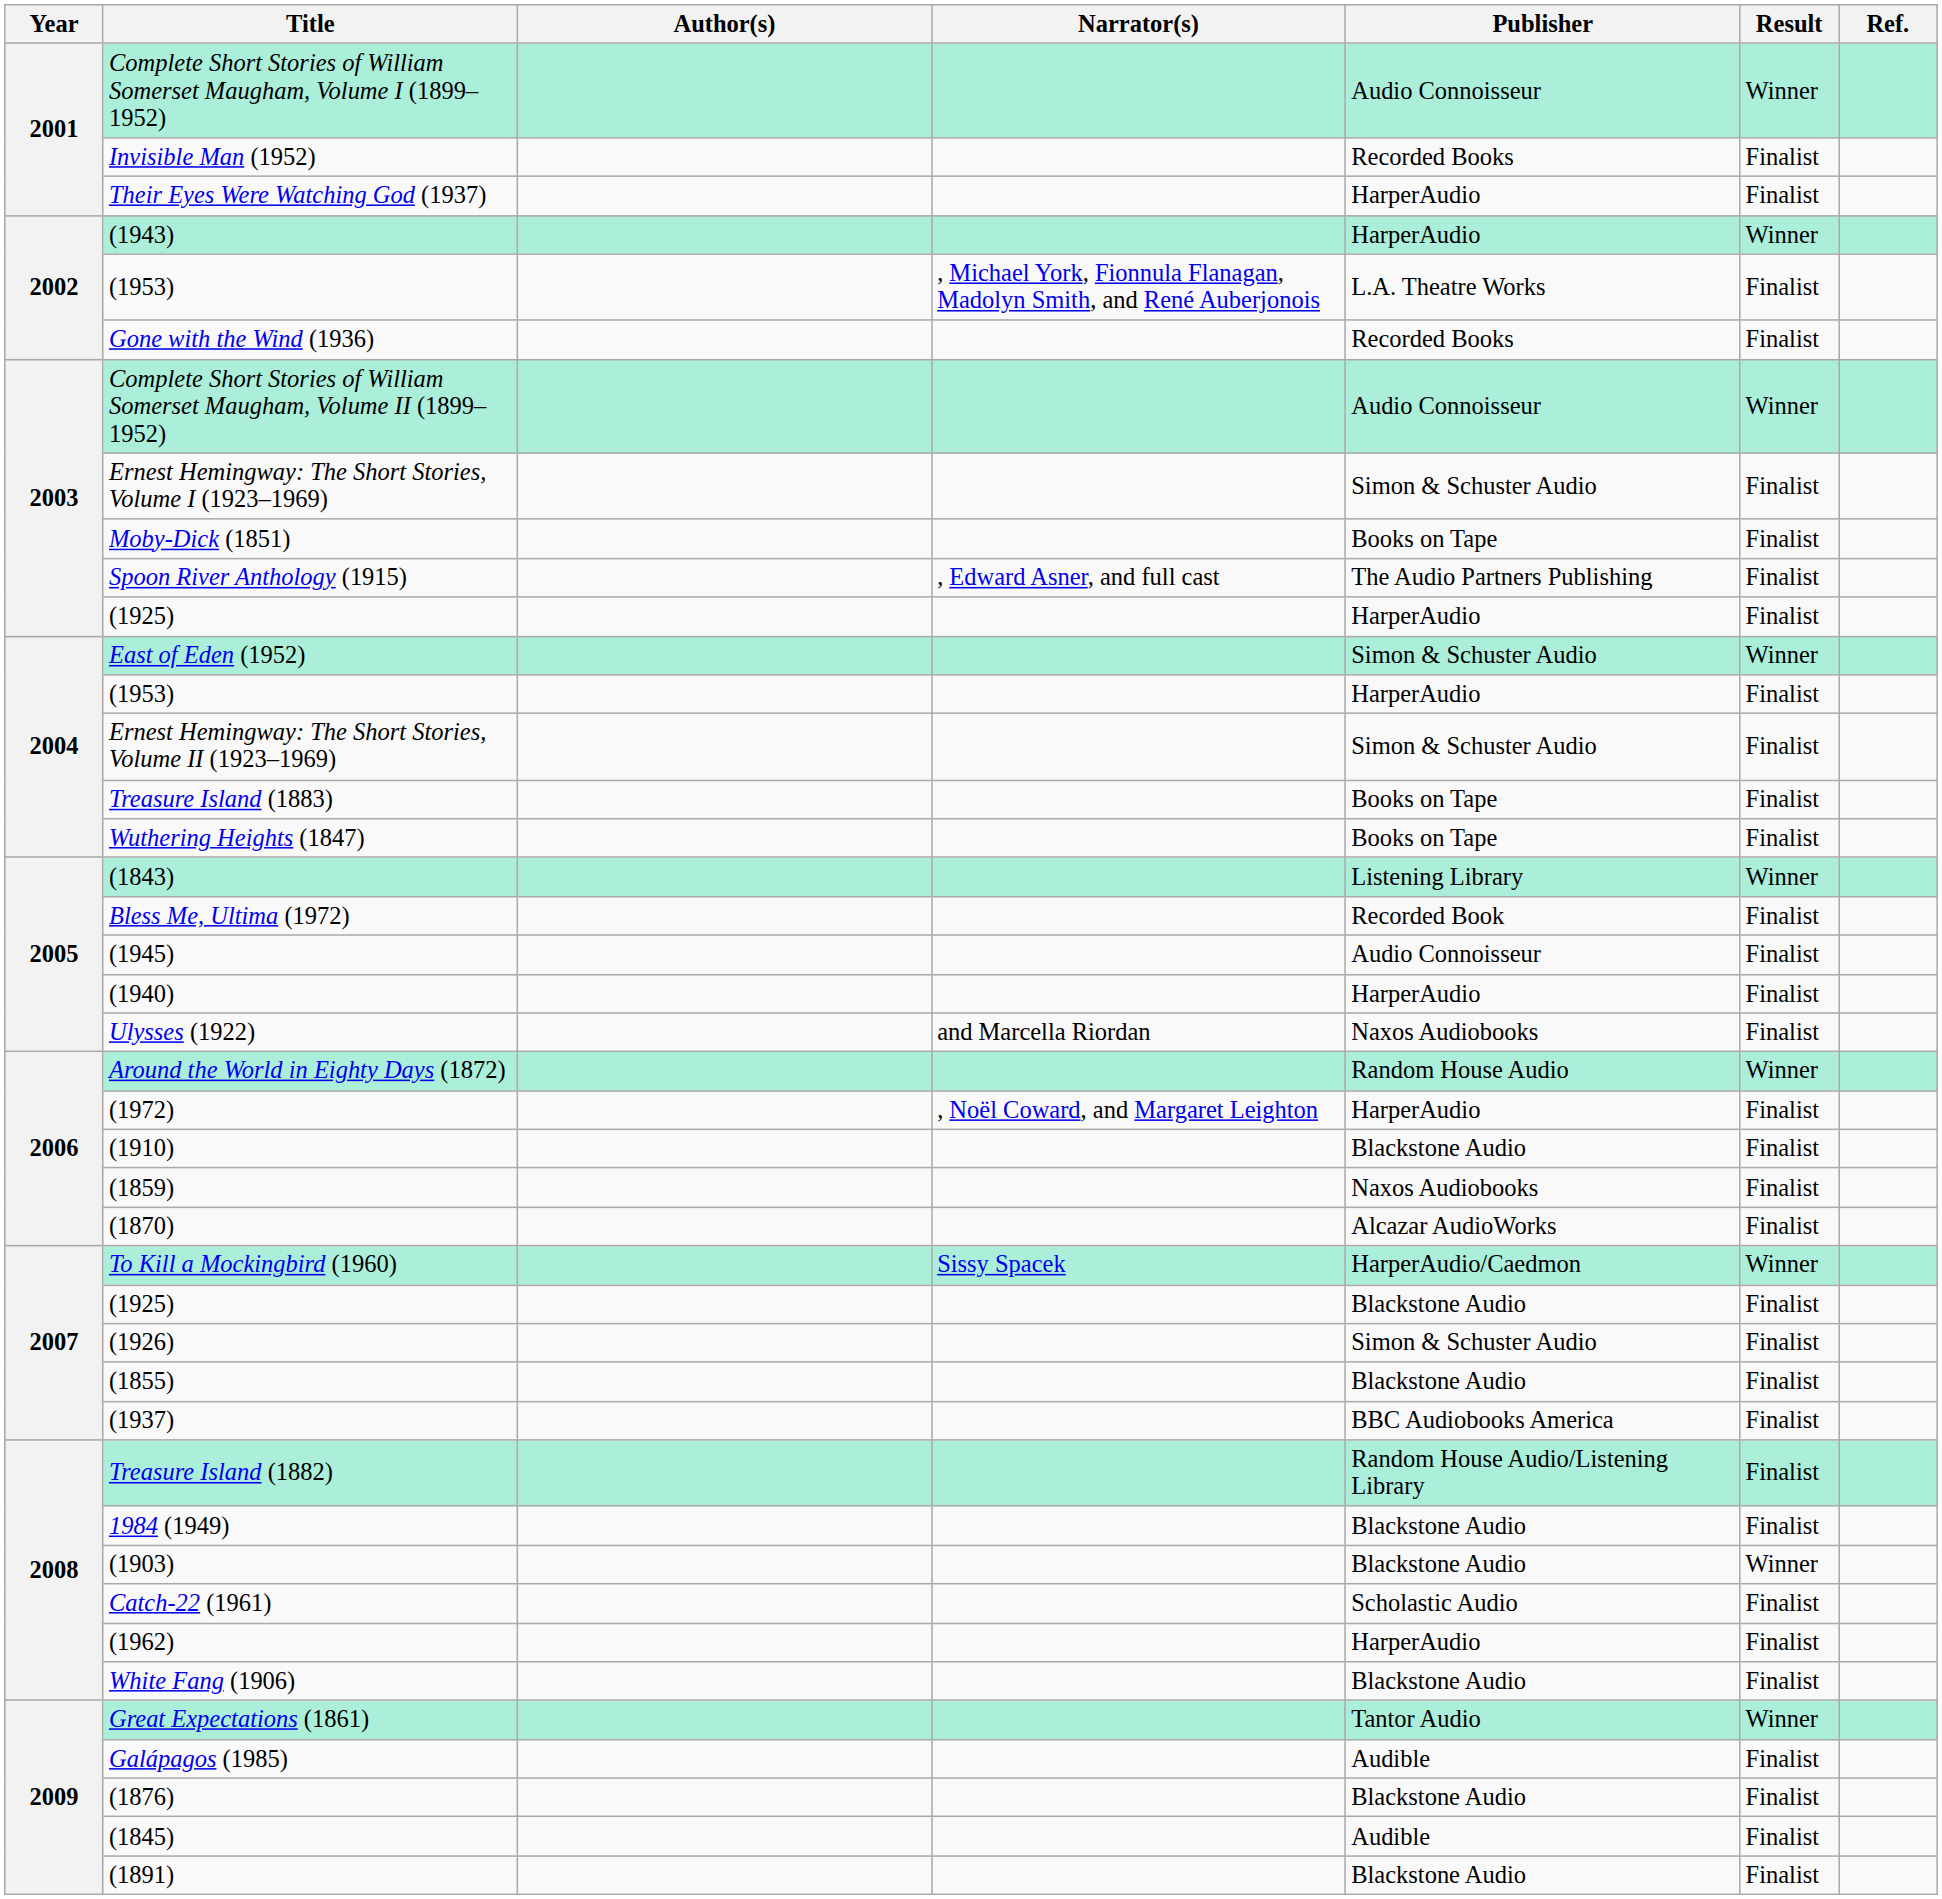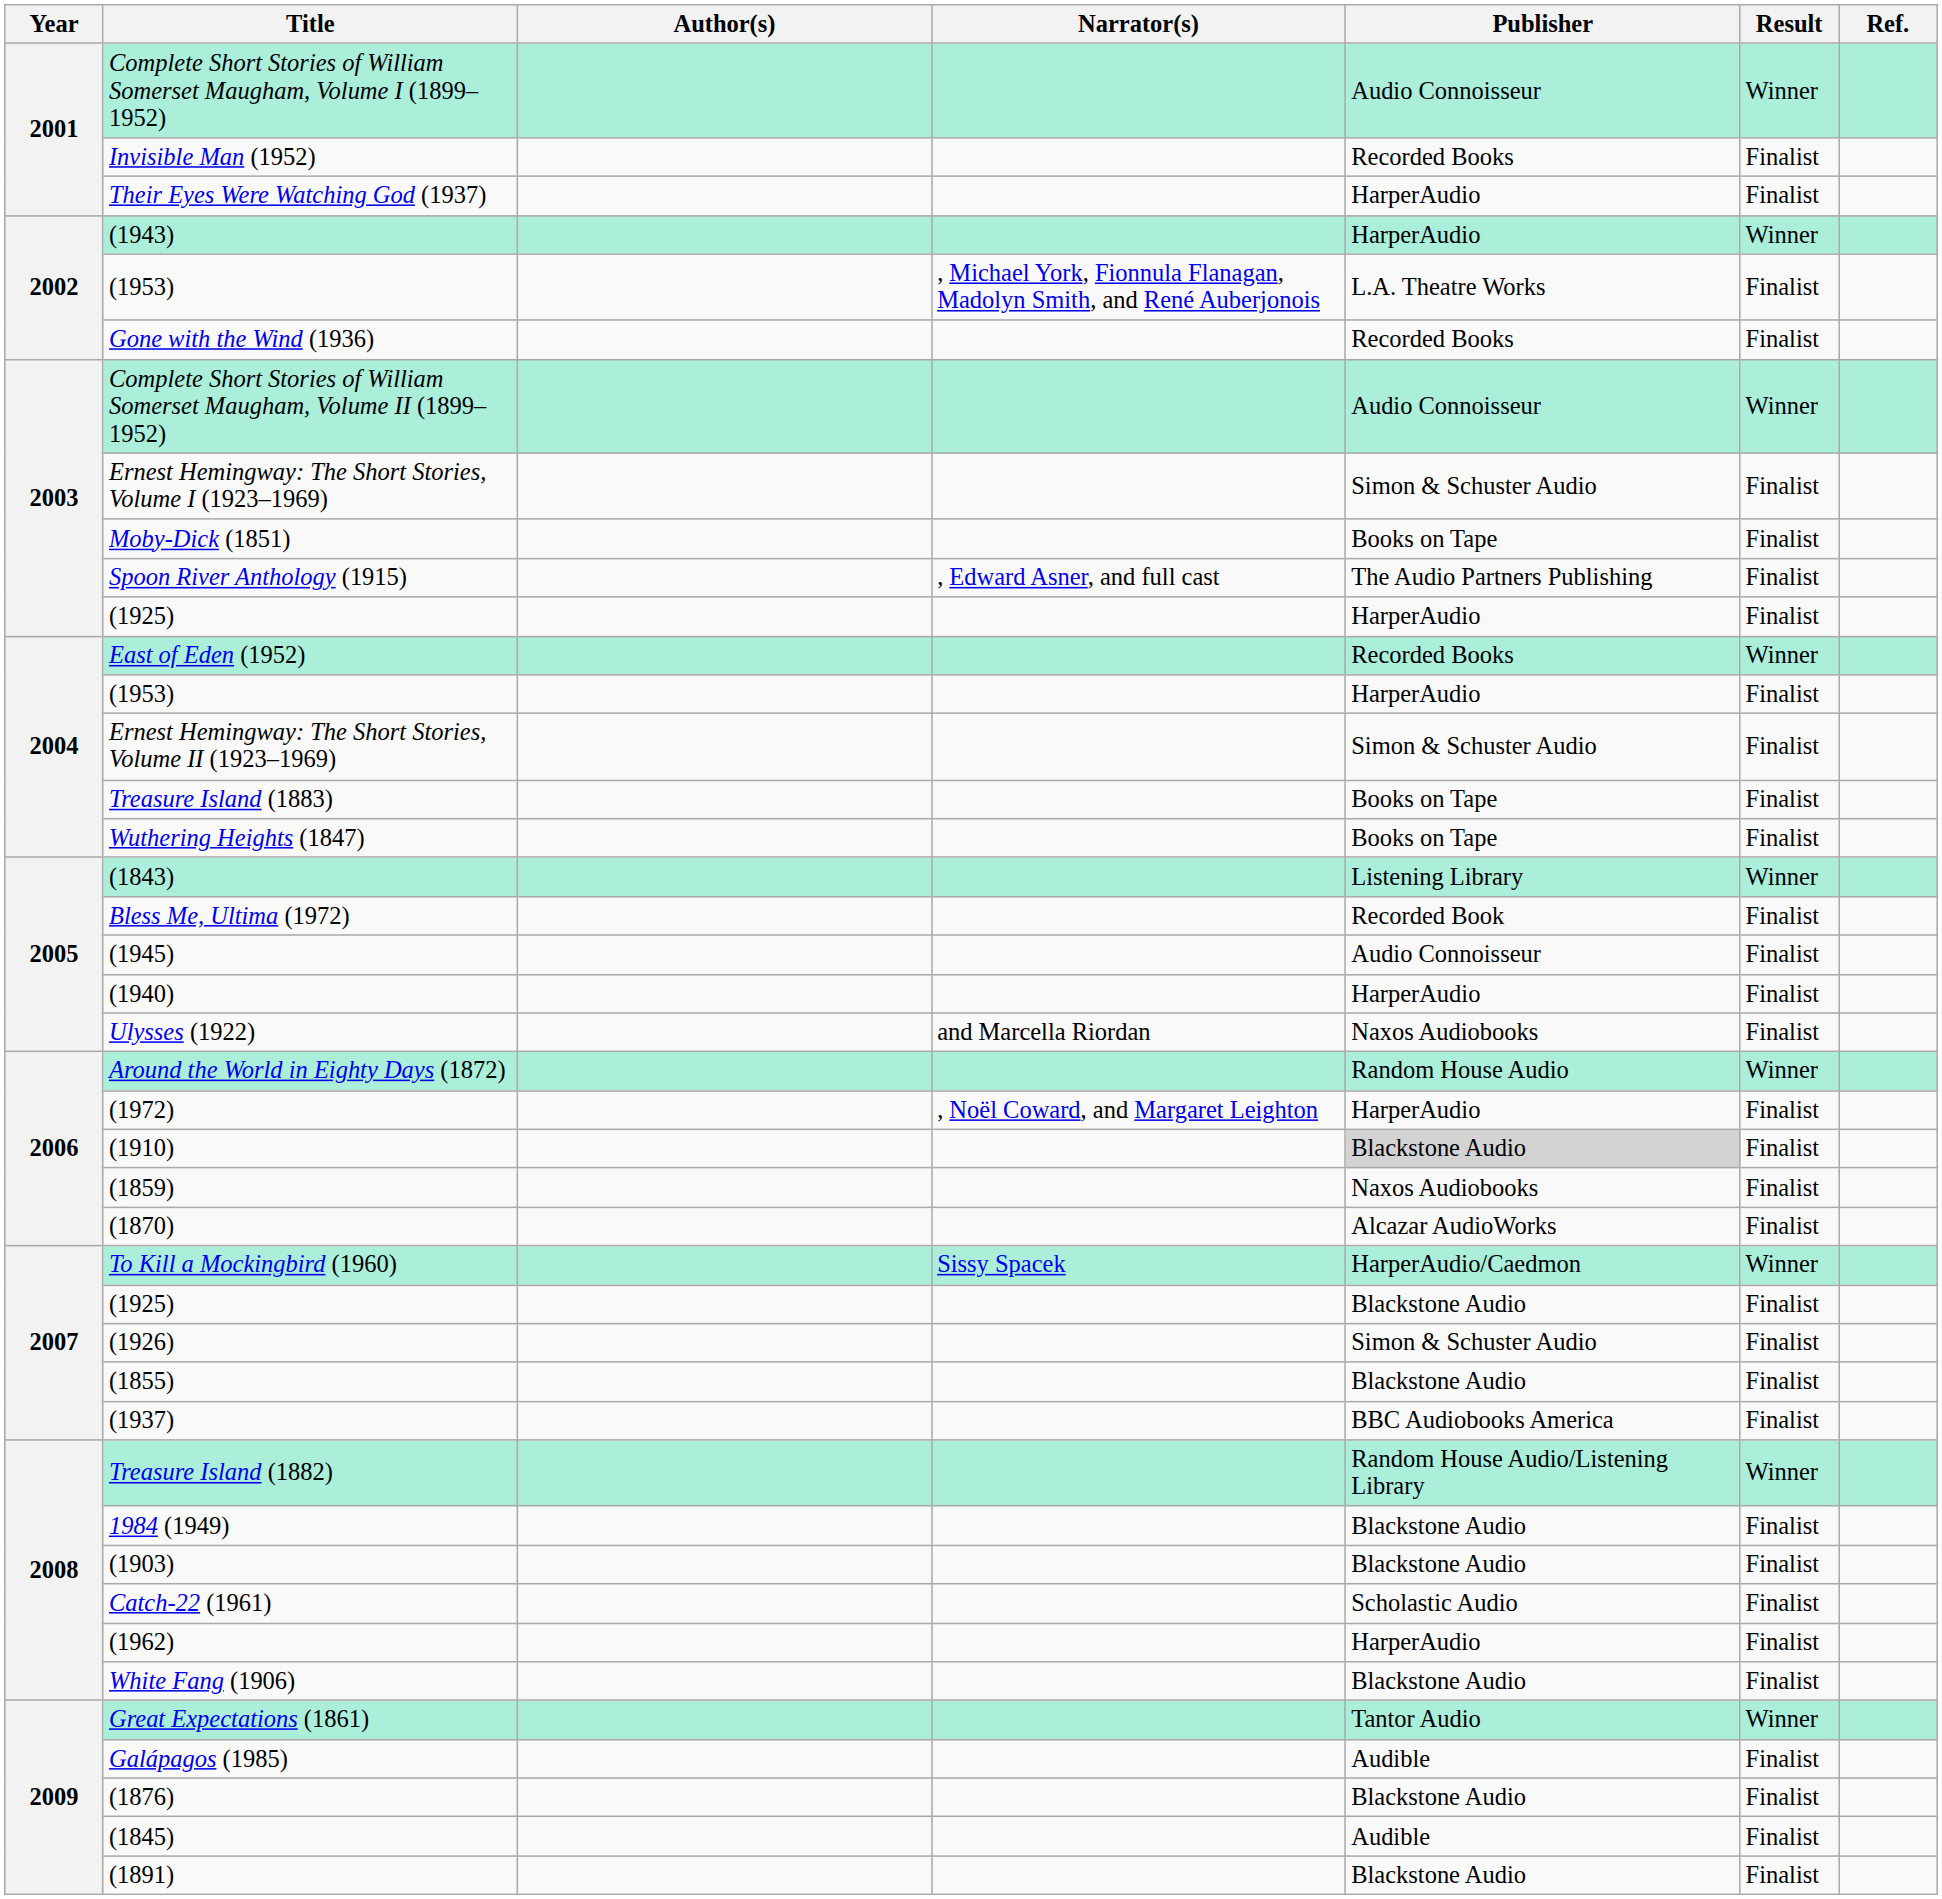(1474, 655) Simon & Schuster Audio -> (1432, 655) Recorded Books
(1439, 1148) no background -> (1439, 1148) lightgrey background
(1782, 1472) Finalist -> (1782, 1472) Winner
(1782, 1564) Winner -> (1782, 1564) Finalist
